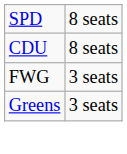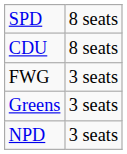+ row: (27, 134)
